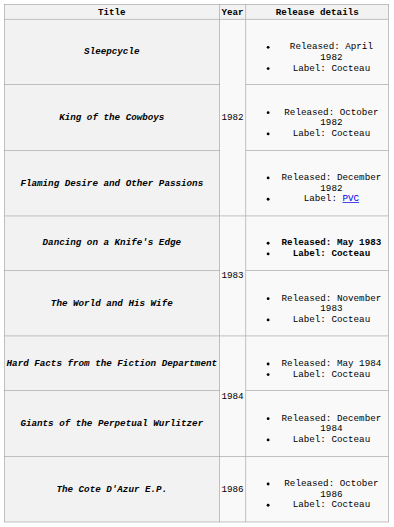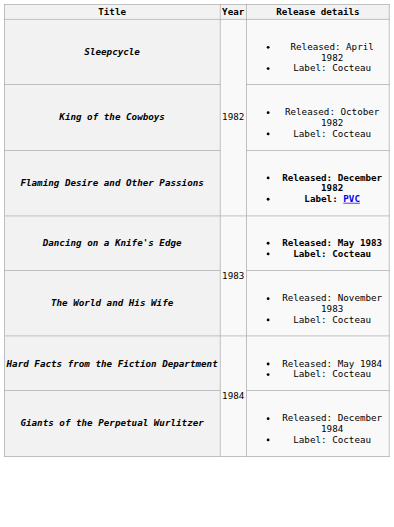(317, 188) normal -> (318, 188) bold
- row: (112, 489)
